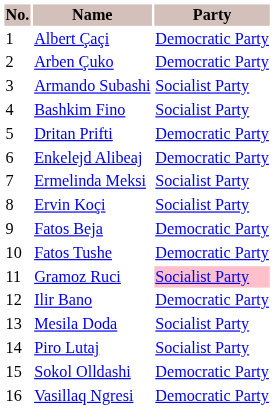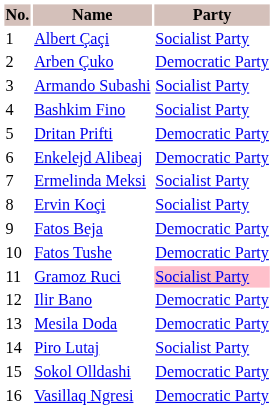(212, 38) Democratic Party -> (202, 38) Socialist Party
(202, 324) Socialist Party -> (212, 324) Democratic Party
